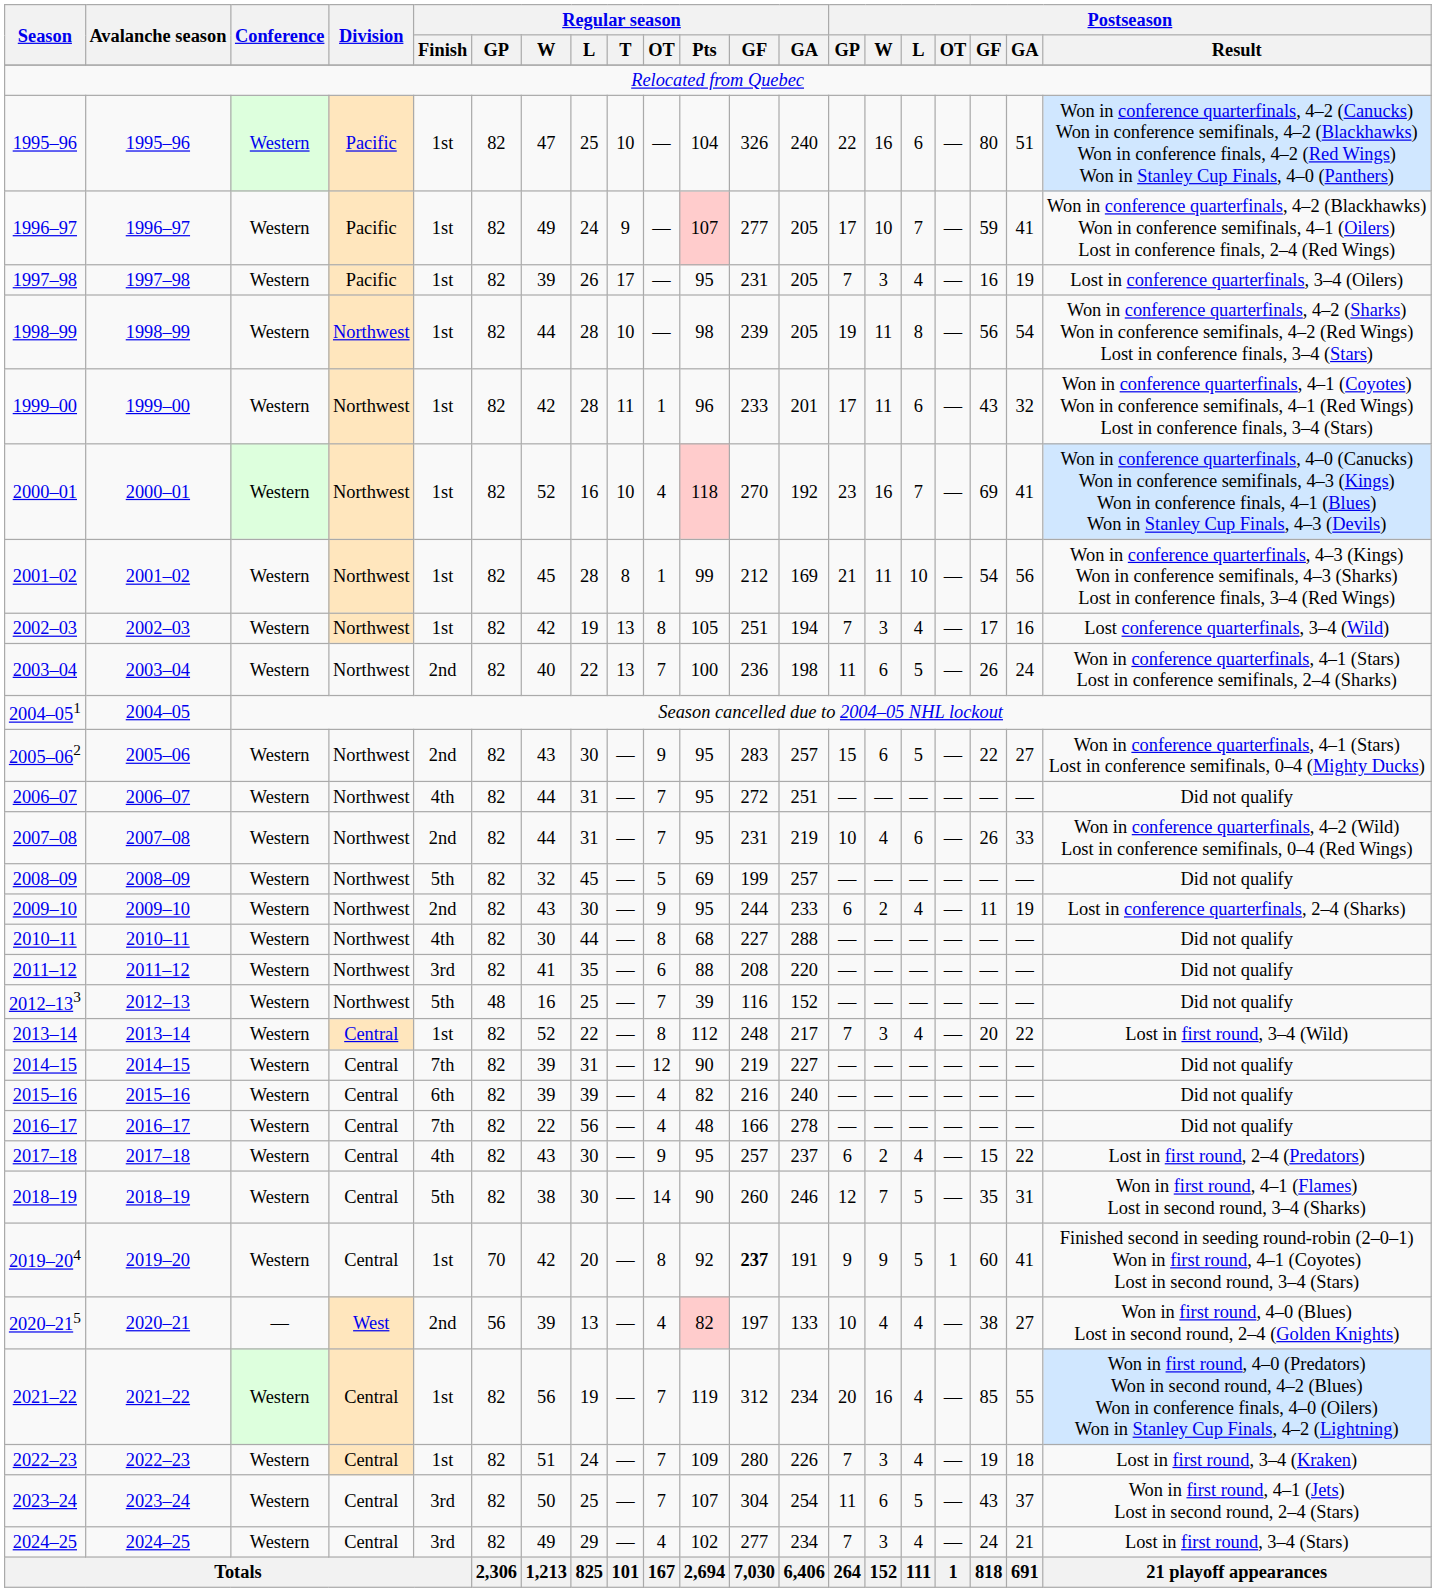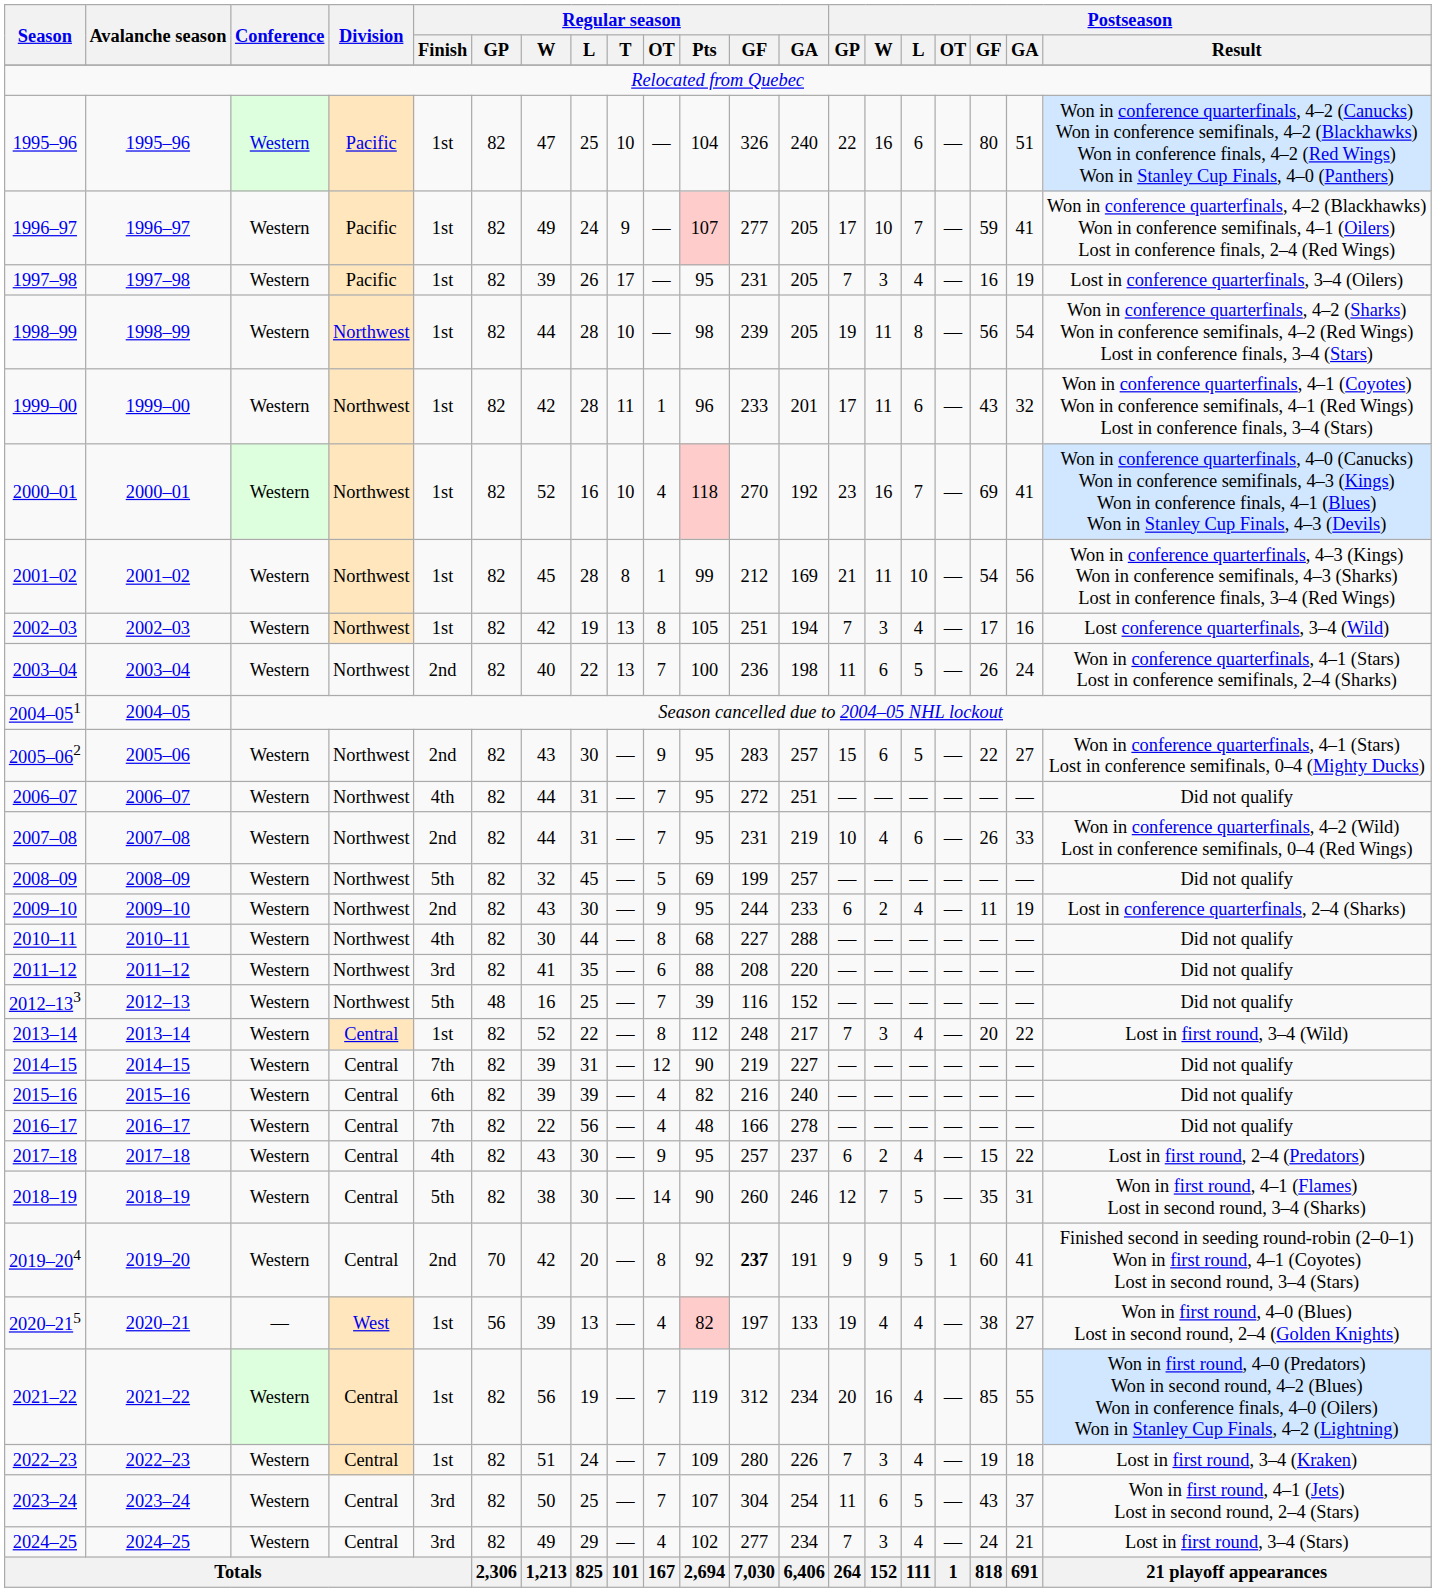(443, 1259) 1st -> (443, 1259) 2nd
(443, 1322) 2nd -> (443, 1322) 1st
(847, 1322) 10 -> (847, 1322) 19
